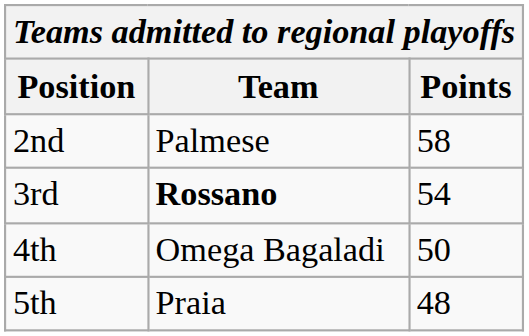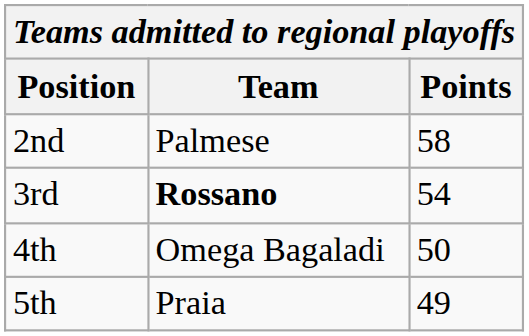(434, 303) 48 -> (434, 303) 49
